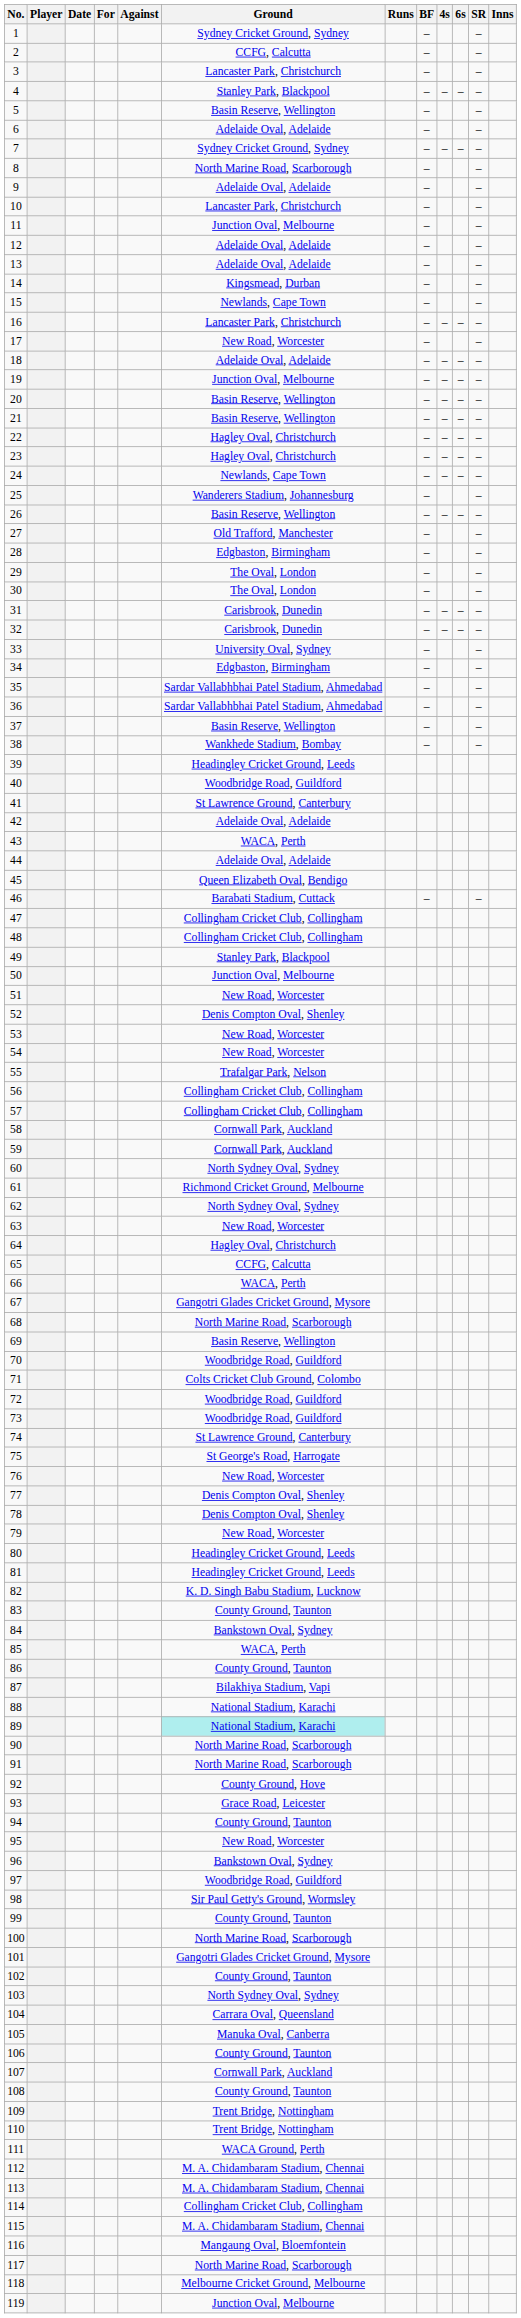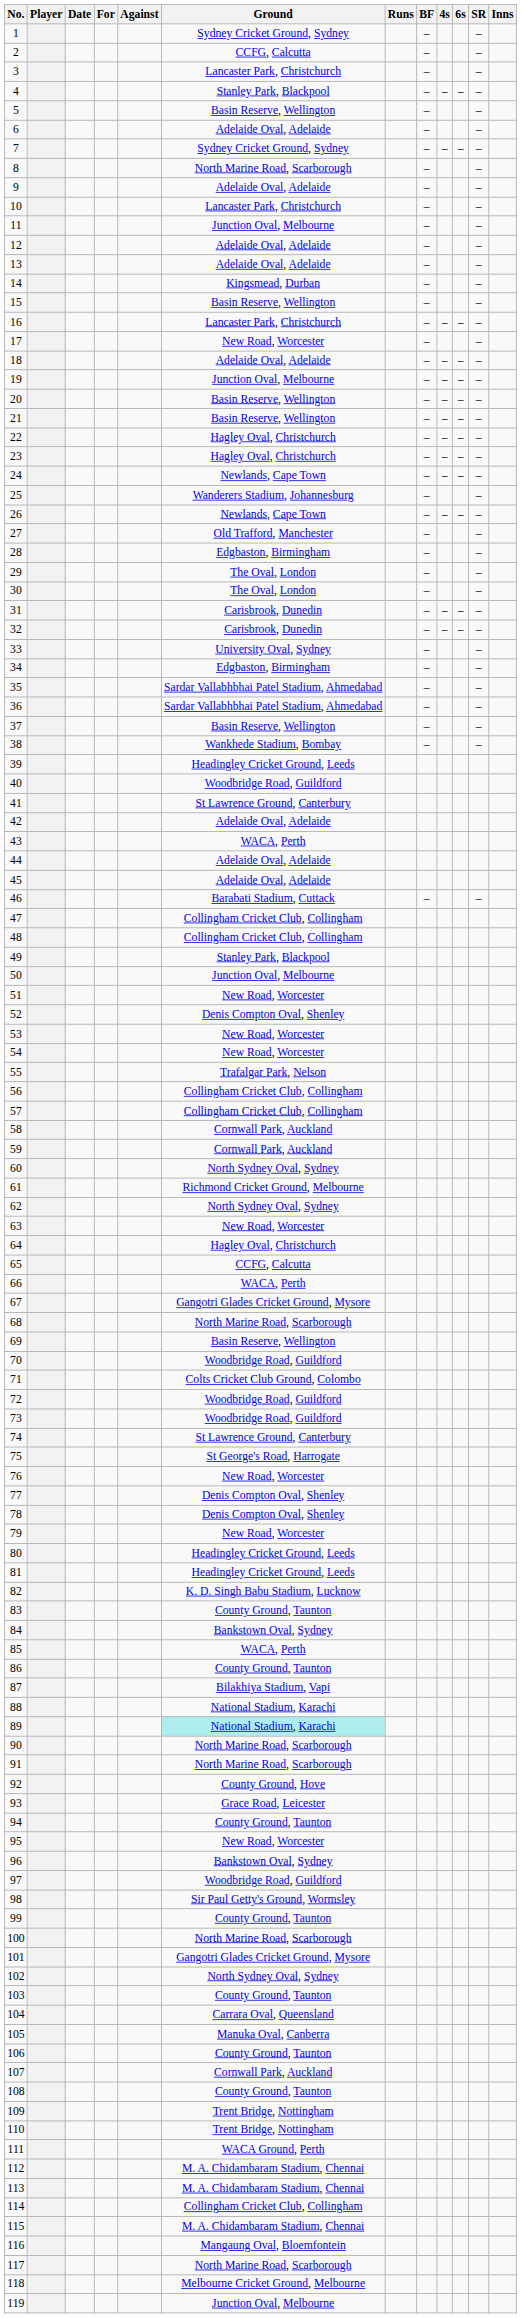(273, 303) Newlands, Cape Town -> (273, 303) Basin Reserve, Wellington
(273, 514) Basin Reserve, Wellington -> (273, 514) Newlands, Cape Town
(273, 880) Queen Elizabeth Oval, Bendigo -> (273, 880) Adelaide Oval, Adelaide
(273, 1976) County Ground, Taunton -> (273, 1976) North Sydney Oval, Sydney
(273, 1995) North Sydney Oval, Sydney -> (273, 1995) County Ground, Taunton
